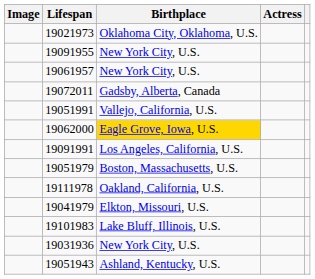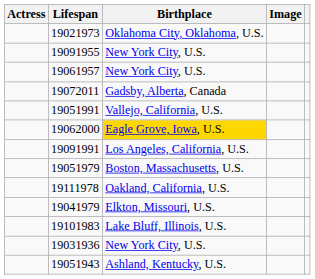columns swapped: (282, 14) <-> (23, 14)
